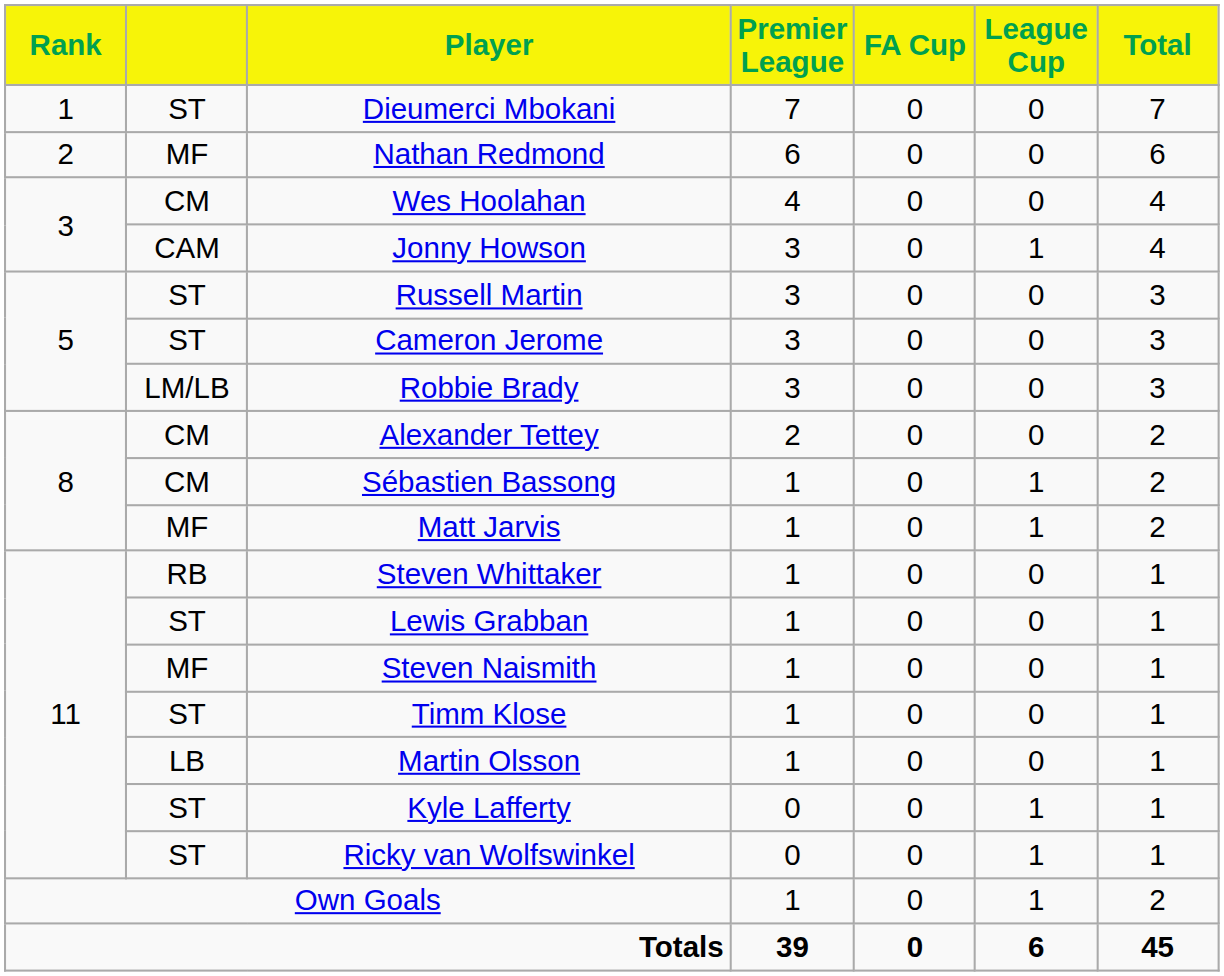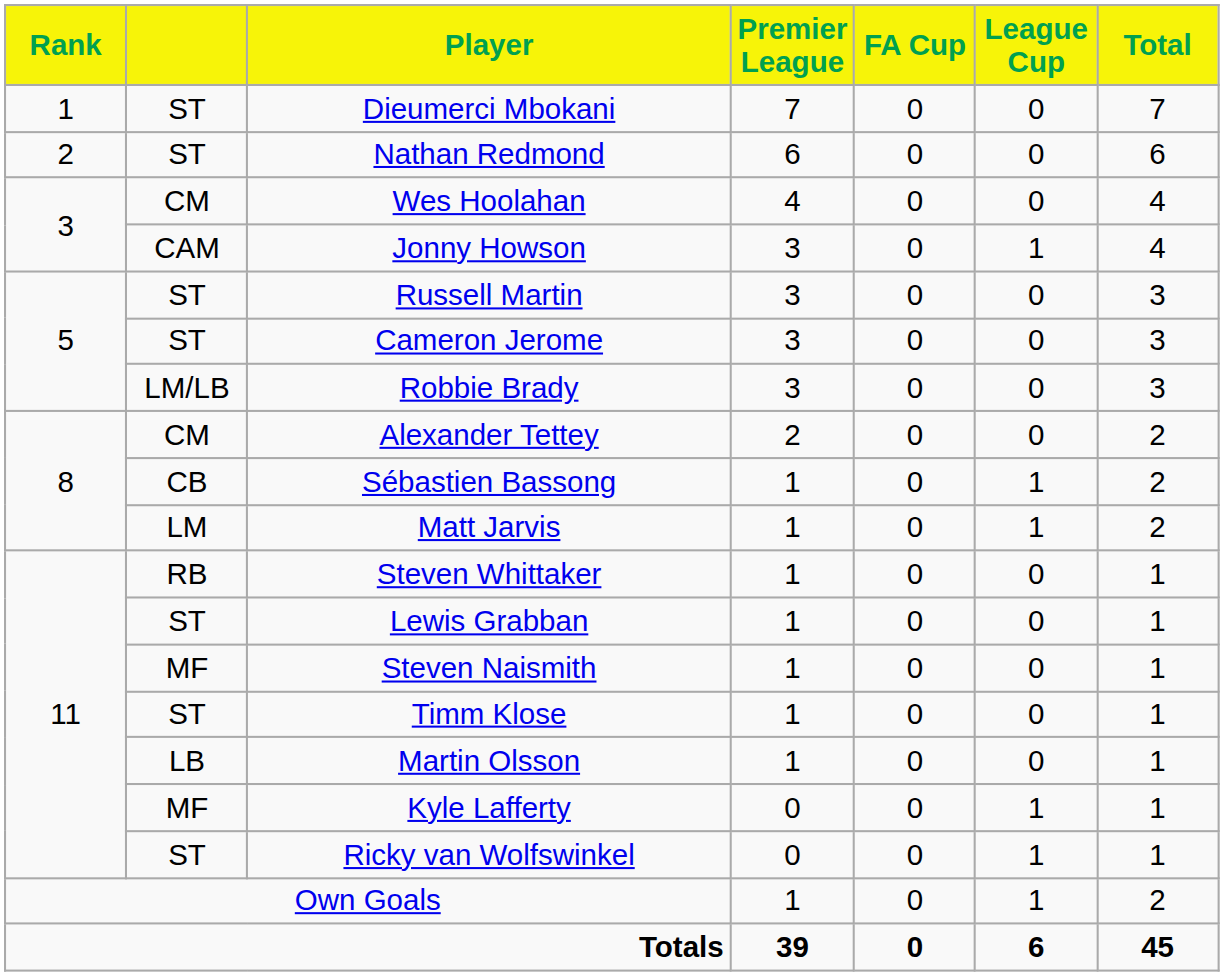(187, 155) MF -> (187, 155) ST
(187, 481) CM -> (187, 481) CB
(187, 528) MF -> (187, 528) LM
(187, 808) ST -> (187, 808) MF
